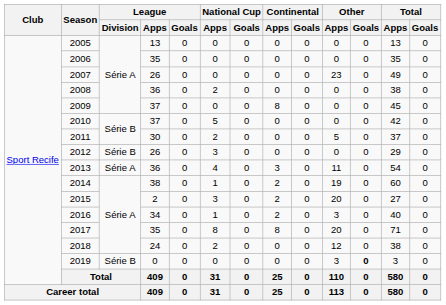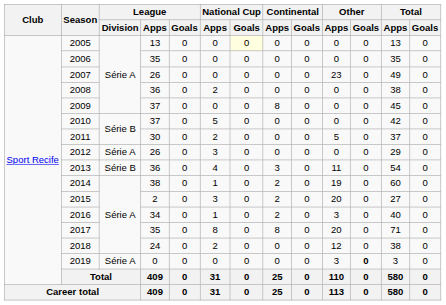(247, 43) no background -> (247, 43) lightyellow background
(120, 152) Série B -> (120, 152) Série A
(120, 168) Série A -> (120, 168) Série B
(120, 261) Série B -> (120, 261) Série A
